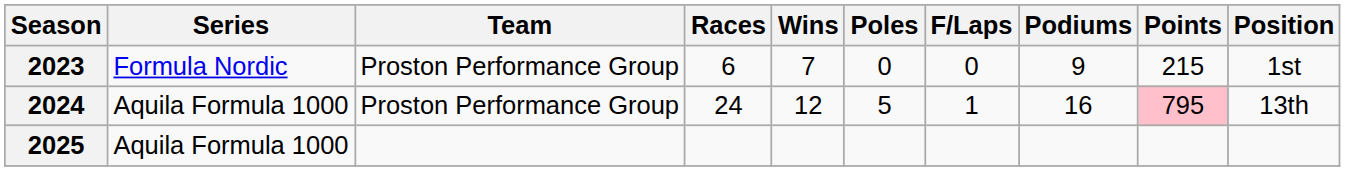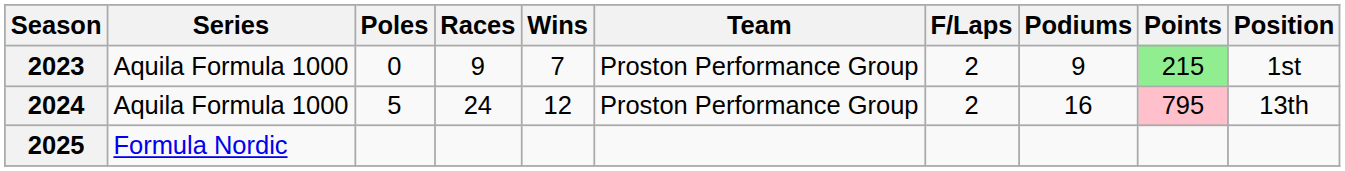columns swapped: (520, 25) <-> (884, 25)
(200, 66) Formula Nordic -> (231, 66) Aquila Formula 1000
(728, 66) 6 -> (478, 66) 9
(971, 66) 0 -> (971, 66) 2
(1183, 66) no background -> (1183, 66) lightgreen background
(971, 106) 1 -> (971, 106) 2
(231, 146) Aquila Formula 1000 -> (200, 146) Formula Nordic
